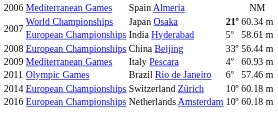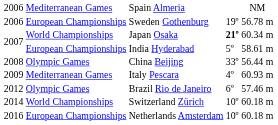+ row: (169, 21)
(76, 48) European Championships -> (58, 62) Olympic Games
(13, 75) 2011 -> (14, 89) 2012
(76, 89) European Championships -> (69, 102) World Championships
